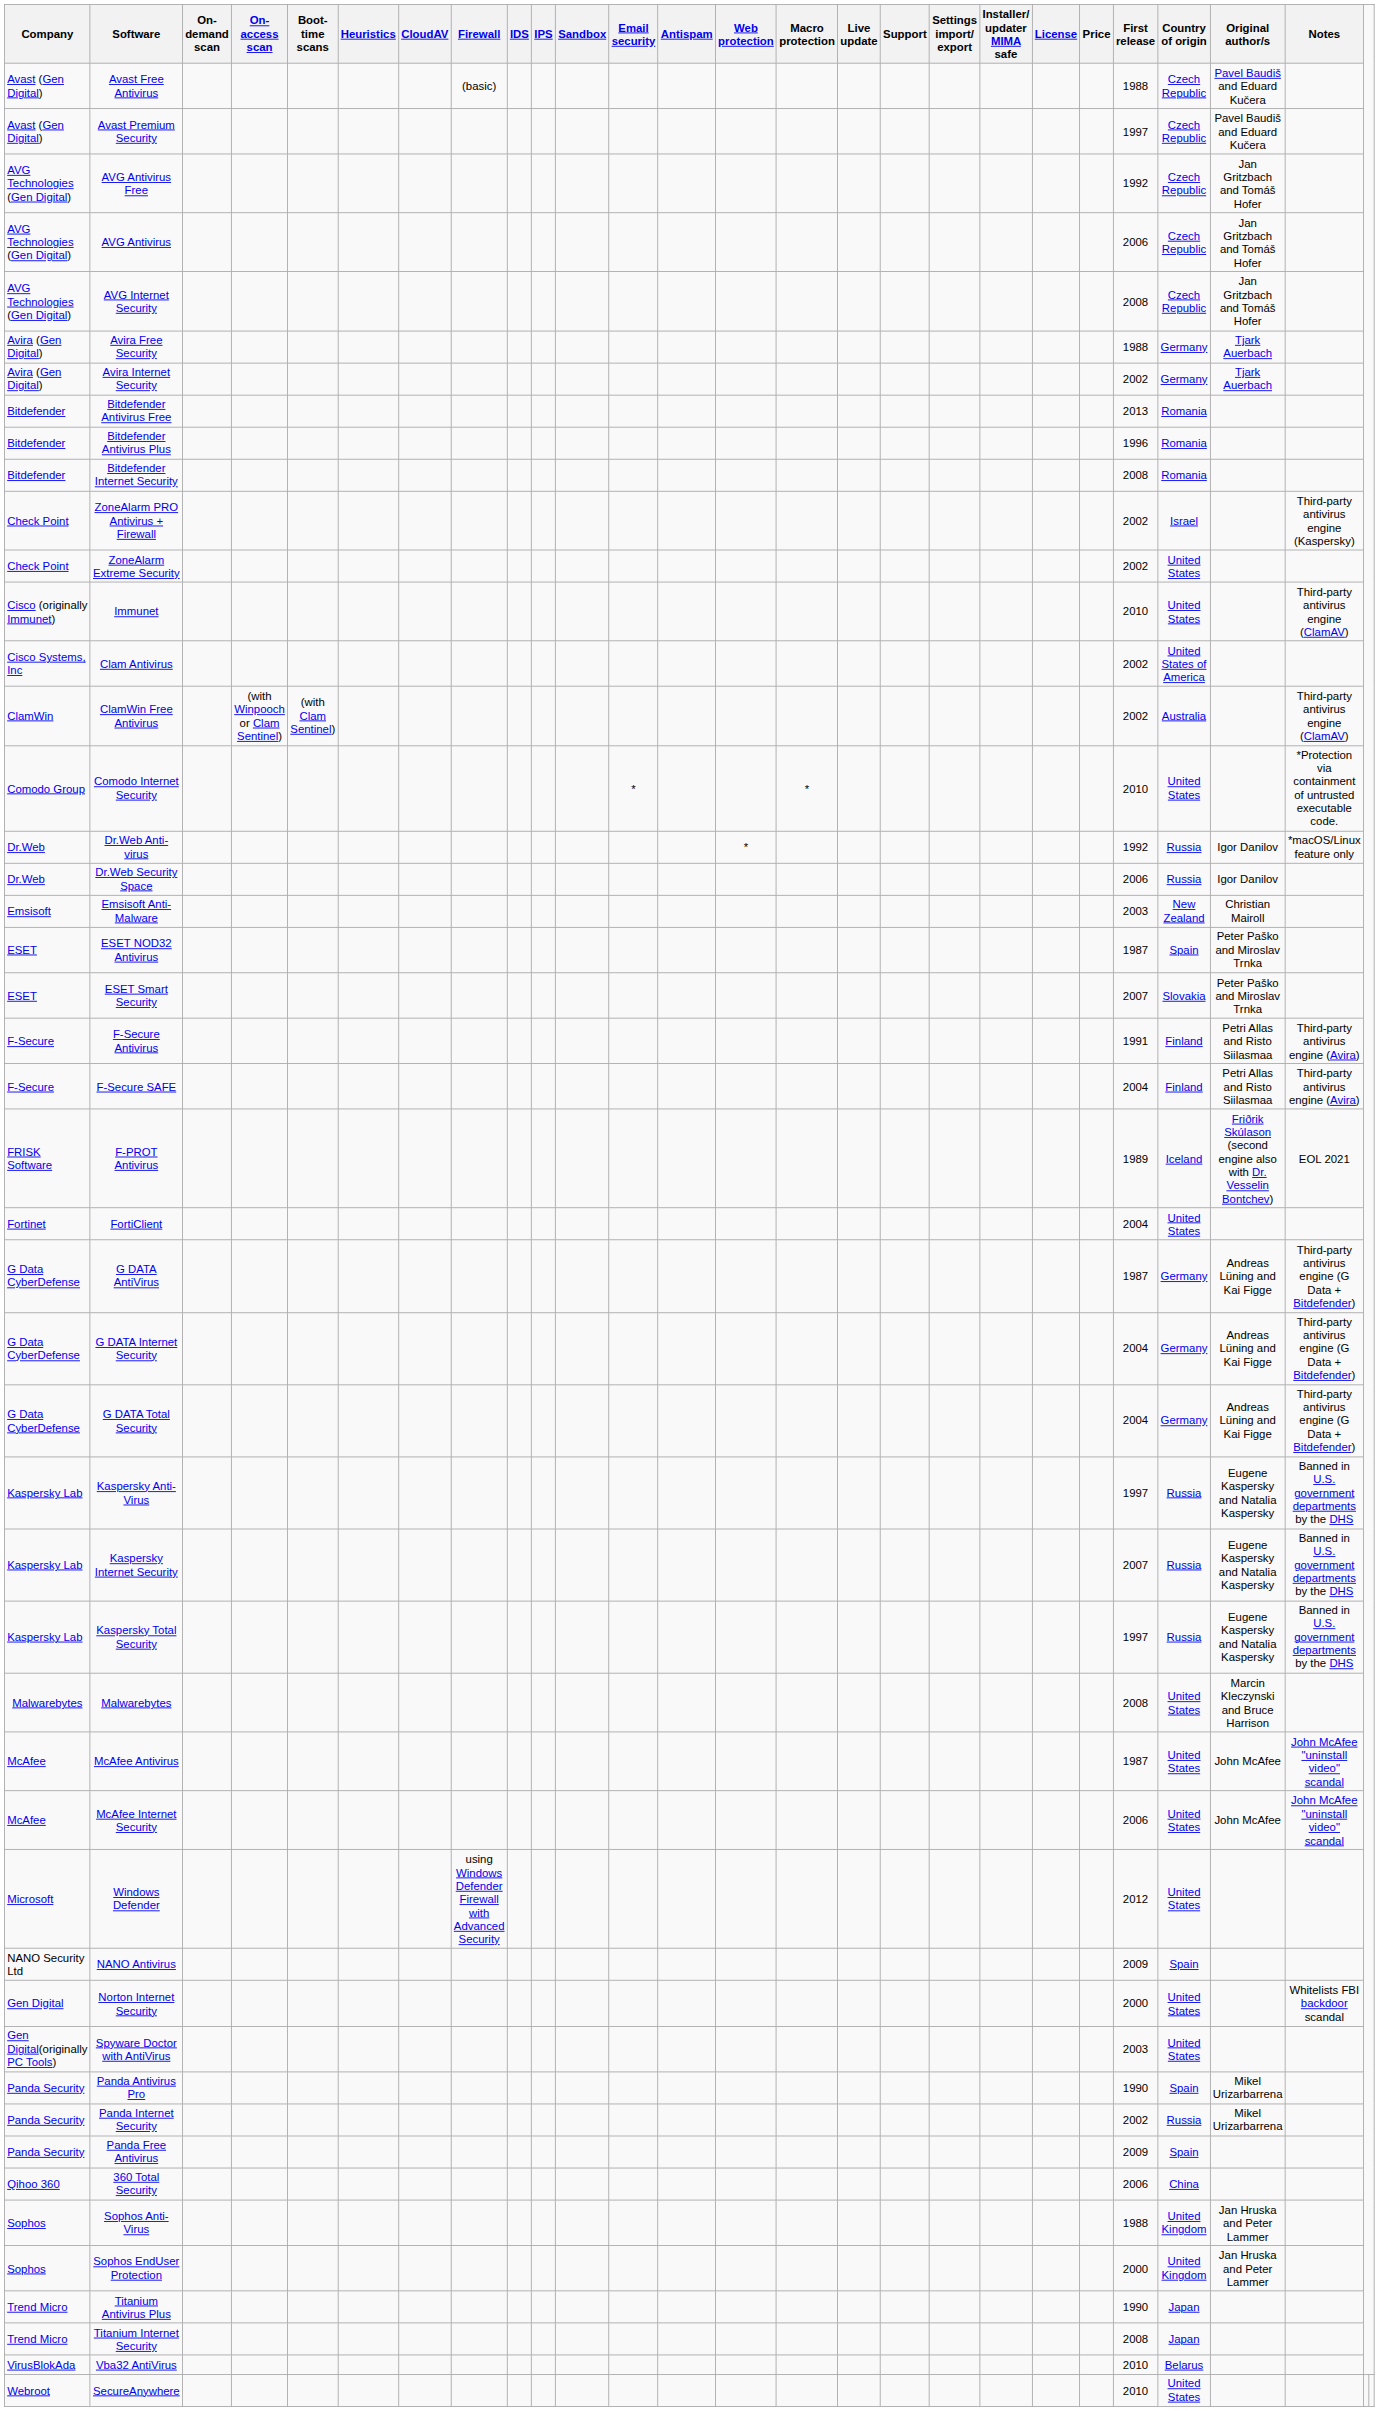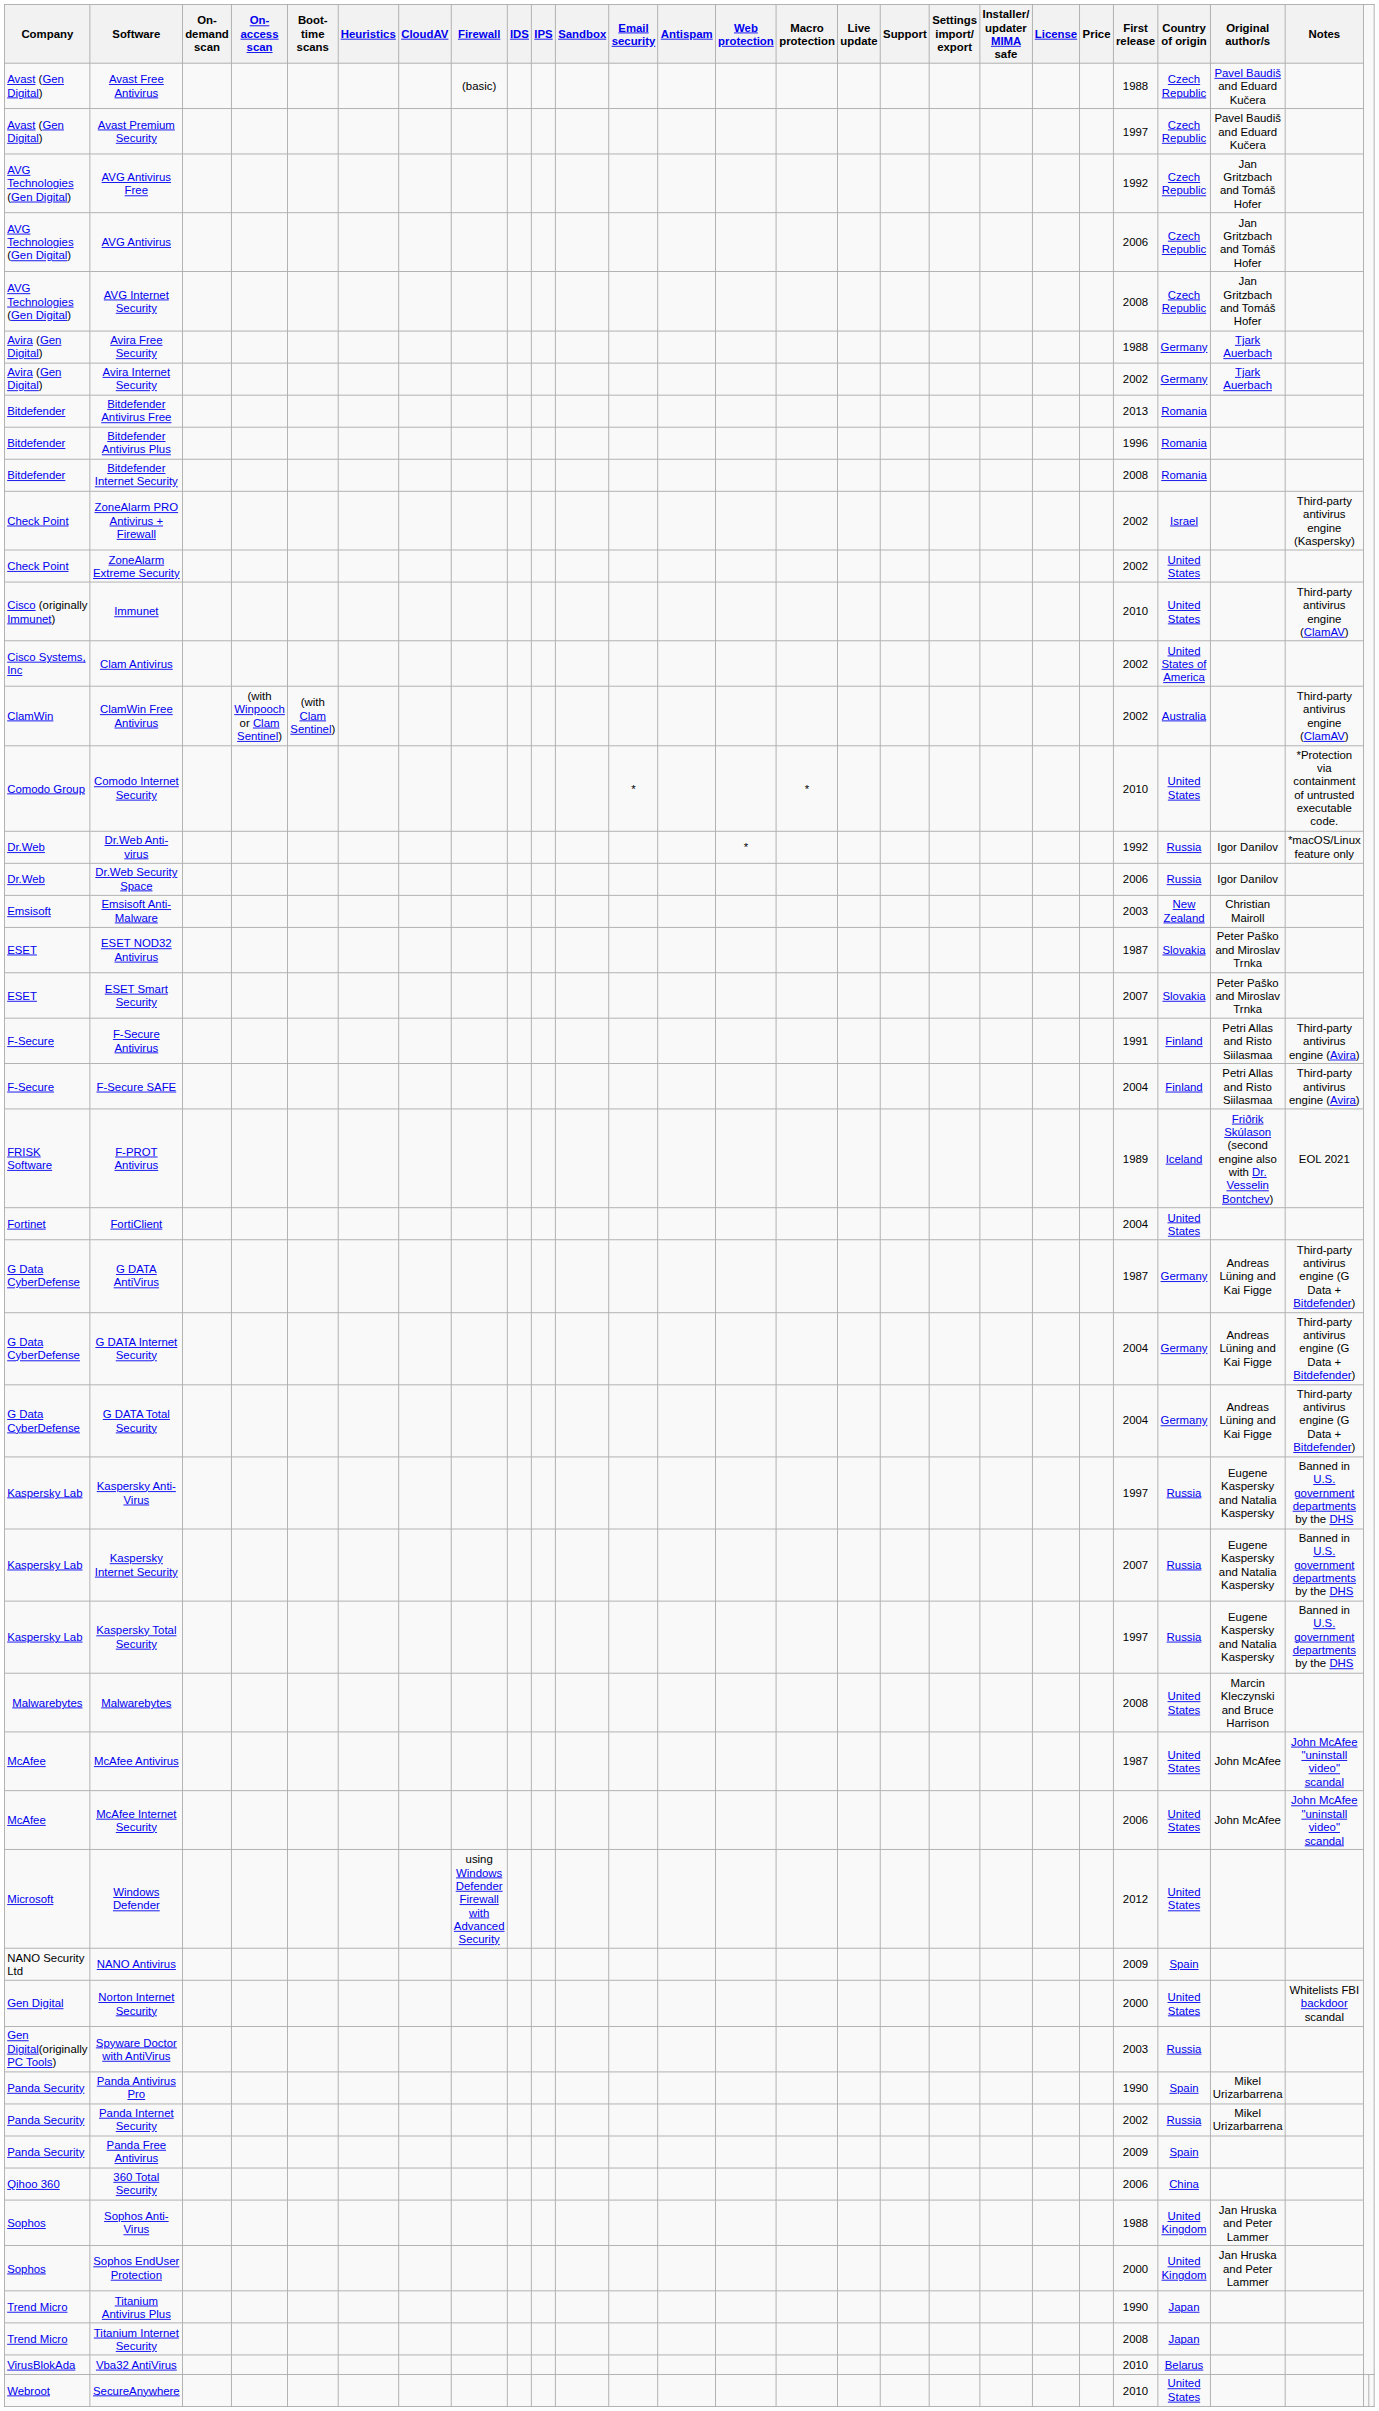(1184, 950) Spain -> (1184, 950) Slovakia
(1184, 2049) United States -> (1184, 2049) Russia
